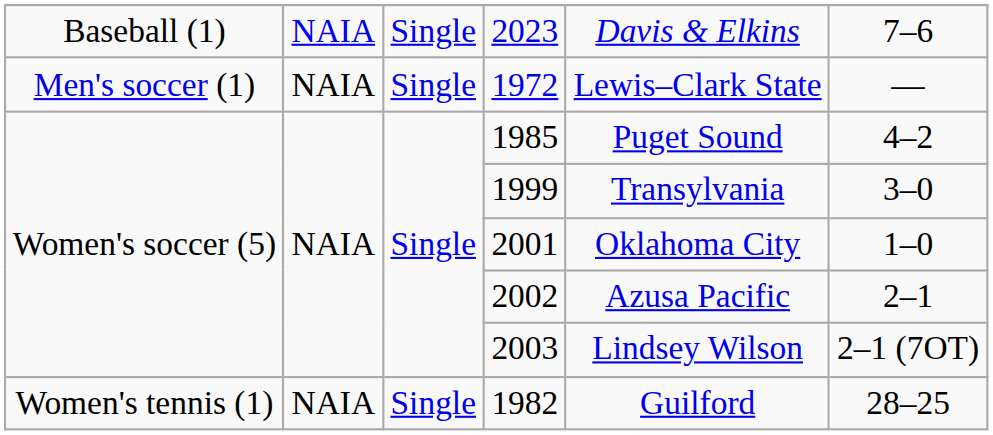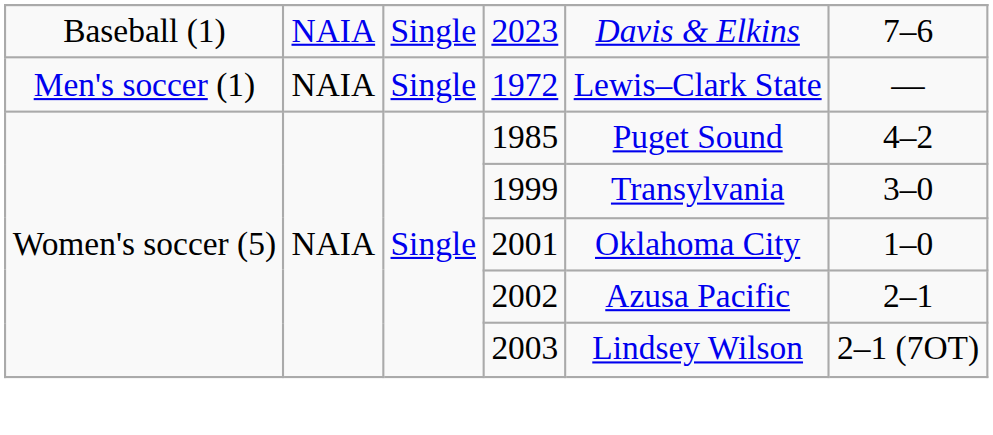- row: (525, 402)
